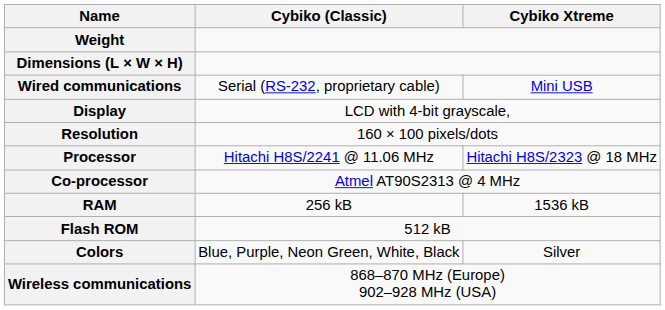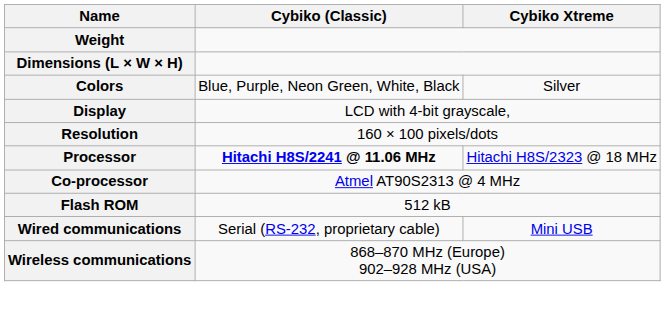rows swapped: (100, 252) <-> (100, 87)
(329, 157) normal -> (329, 157) bold
- row: (100, 205)
